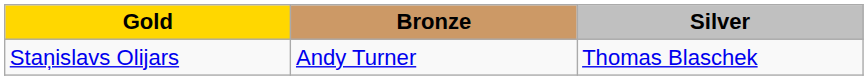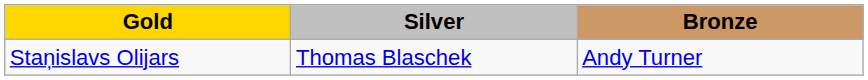columns swapped: (720, 22) <-> (434, 22)
